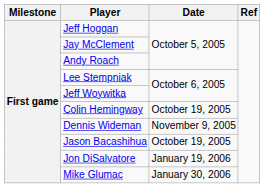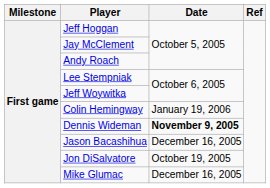(191, 110) October 19, 2005 -> (191, 110) January 19, 2006
(194, 126) normal -> (195, 126) bold
(191, 142) October 19, 2005 -> (197, 142) December 16, 2005
(191, 158) January 19, 2006 -> (191, 158) October 19, 2005
(191, 175) January 30, 2006 -> (197, 175) December 16, 2005
